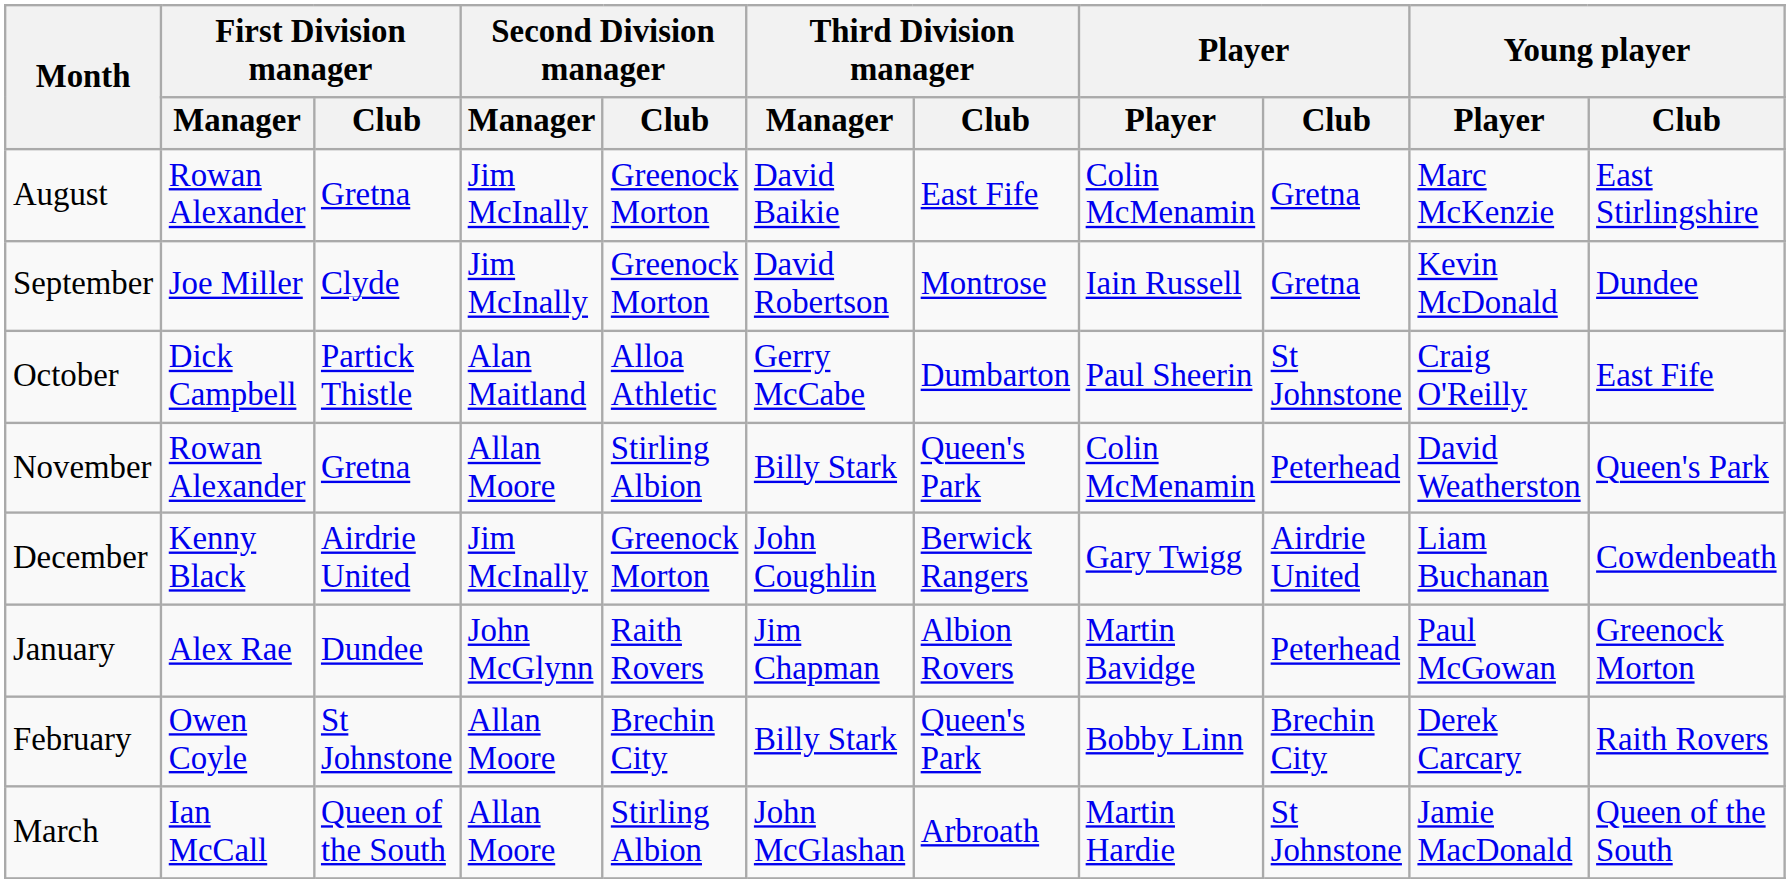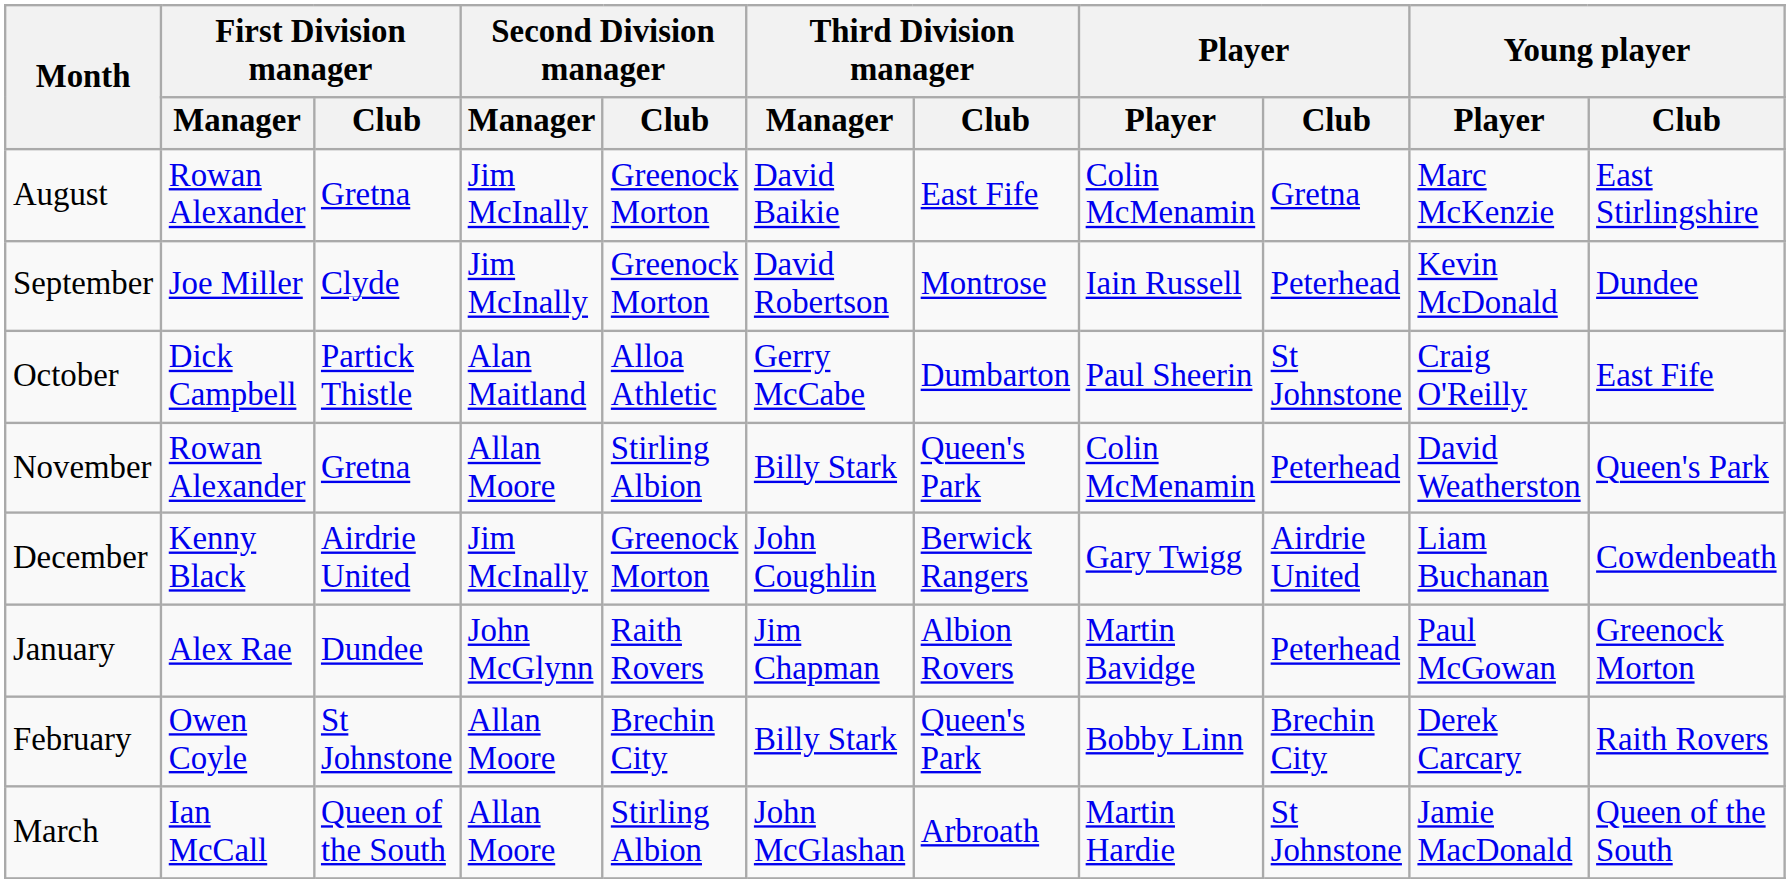(1315, 285) Gretna -> (1335, 285) Peterhead
